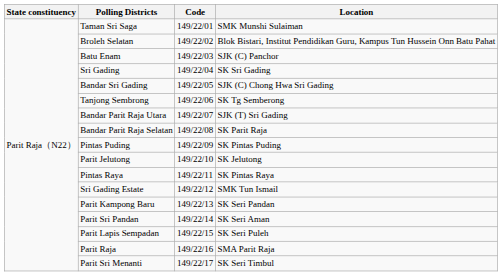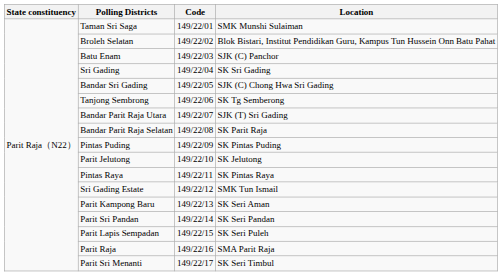(246, 204) SK Seri Pandan -> (244, 204) SK Seri Aman
(244, 218) SK Seri Aman -> (246, 218) SK Seri Pandan
